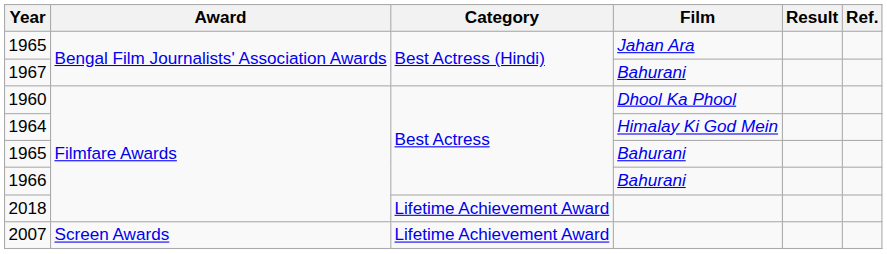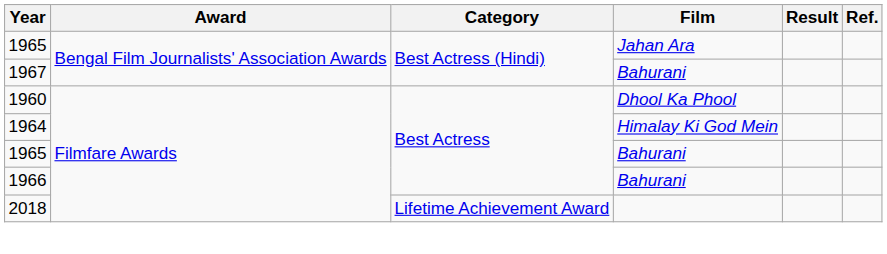- row: (28, 235)
